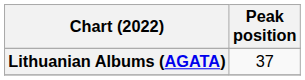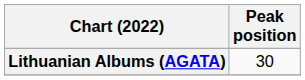(265, 61) 37 -> (265, 61) 30
